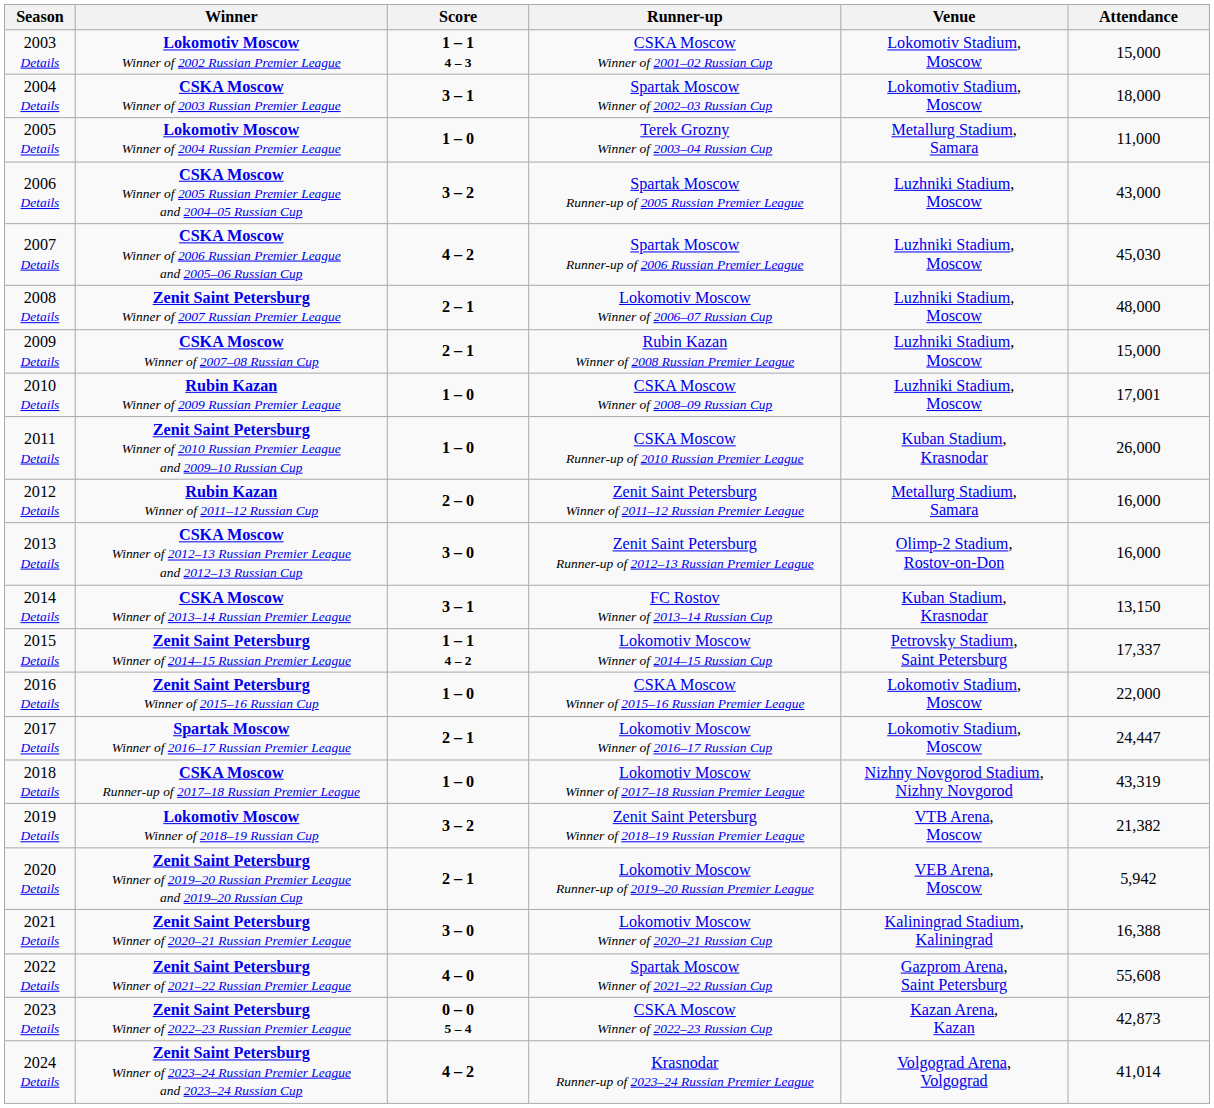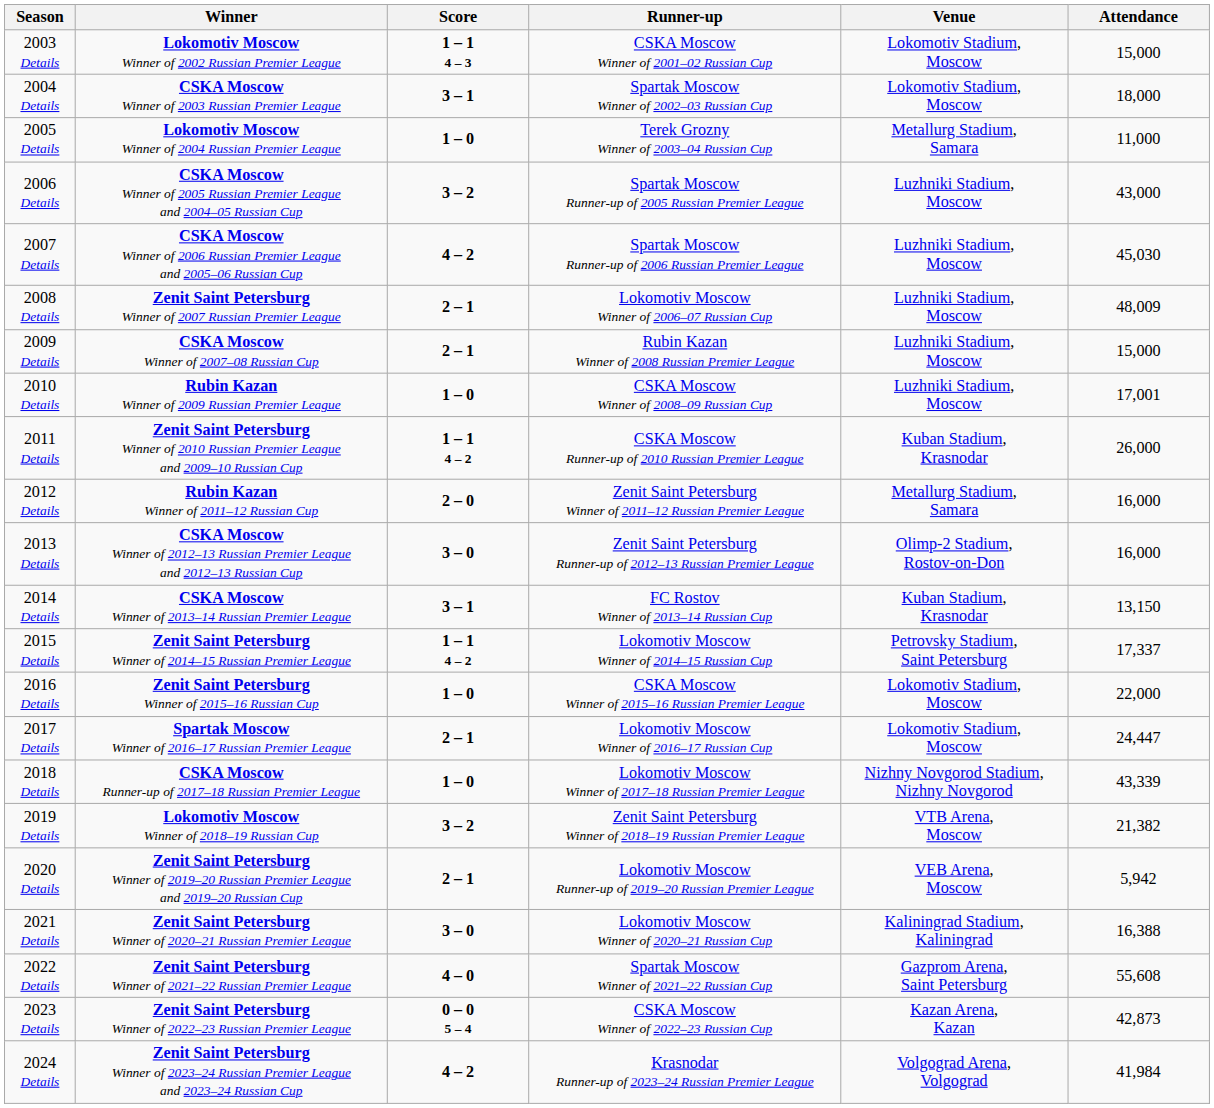(1138, 307) 48,000 -> (1138, 307) 48,009
(458, 447) 1 – 0 -> (458, 447) 1 – 1 4 – 2
(1138, 781) 43,319 -> (1138, 781) 43,339
(1138, 1072) 41,014 -> (1138, 1072) 41,984
